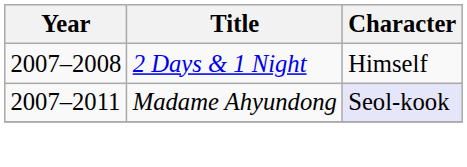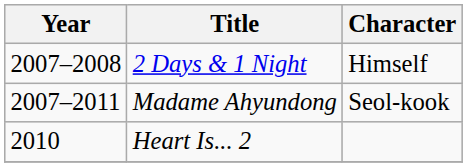(399, 102) lavender background -> (399, 102) no background
+ row: (192, 141)
